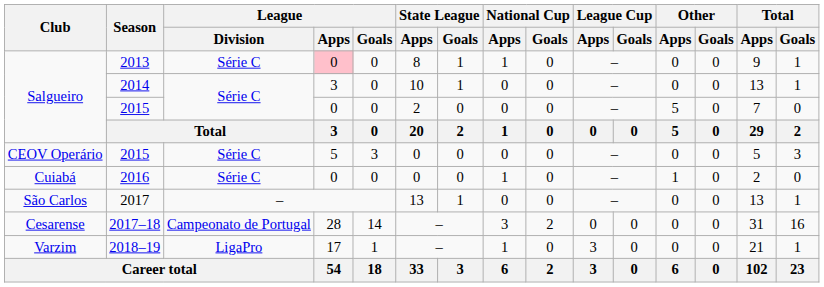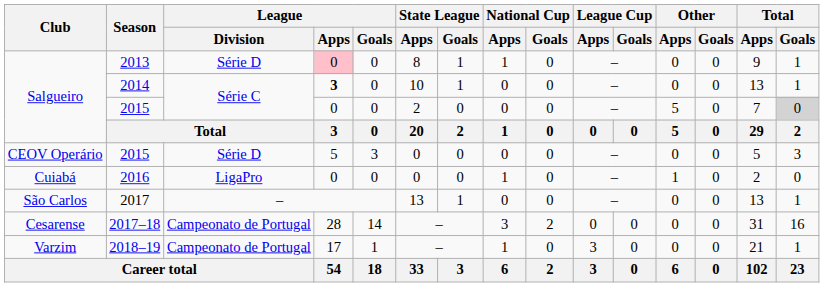(239, 62) Série C -> (239, 62) Série D
(334, 85) normal -> (334, 85) bold
(797, 108) no background -> (797, 108) lightgrey background
(239, 154) Série C -> (239, 154) Série D
(239, 177) Série C -> (239, 177) LigaPro
(239, 246) LigaPro -> (239, 246) Campeonato de Portugal
